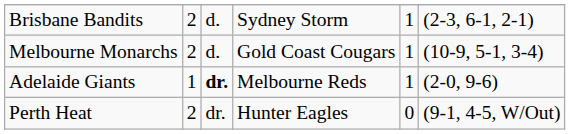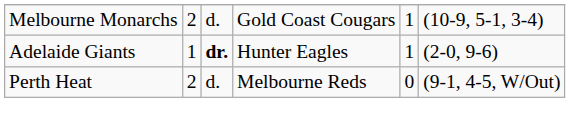- row: (76, 19)
(302, 81) Melbourne Reds -> (293, 50) Hunter Eagles
(215, 112) dr. -> (213, 81) d.
(293, 112) Hunter Eagles -> (302, 81) Melbourne Reds
